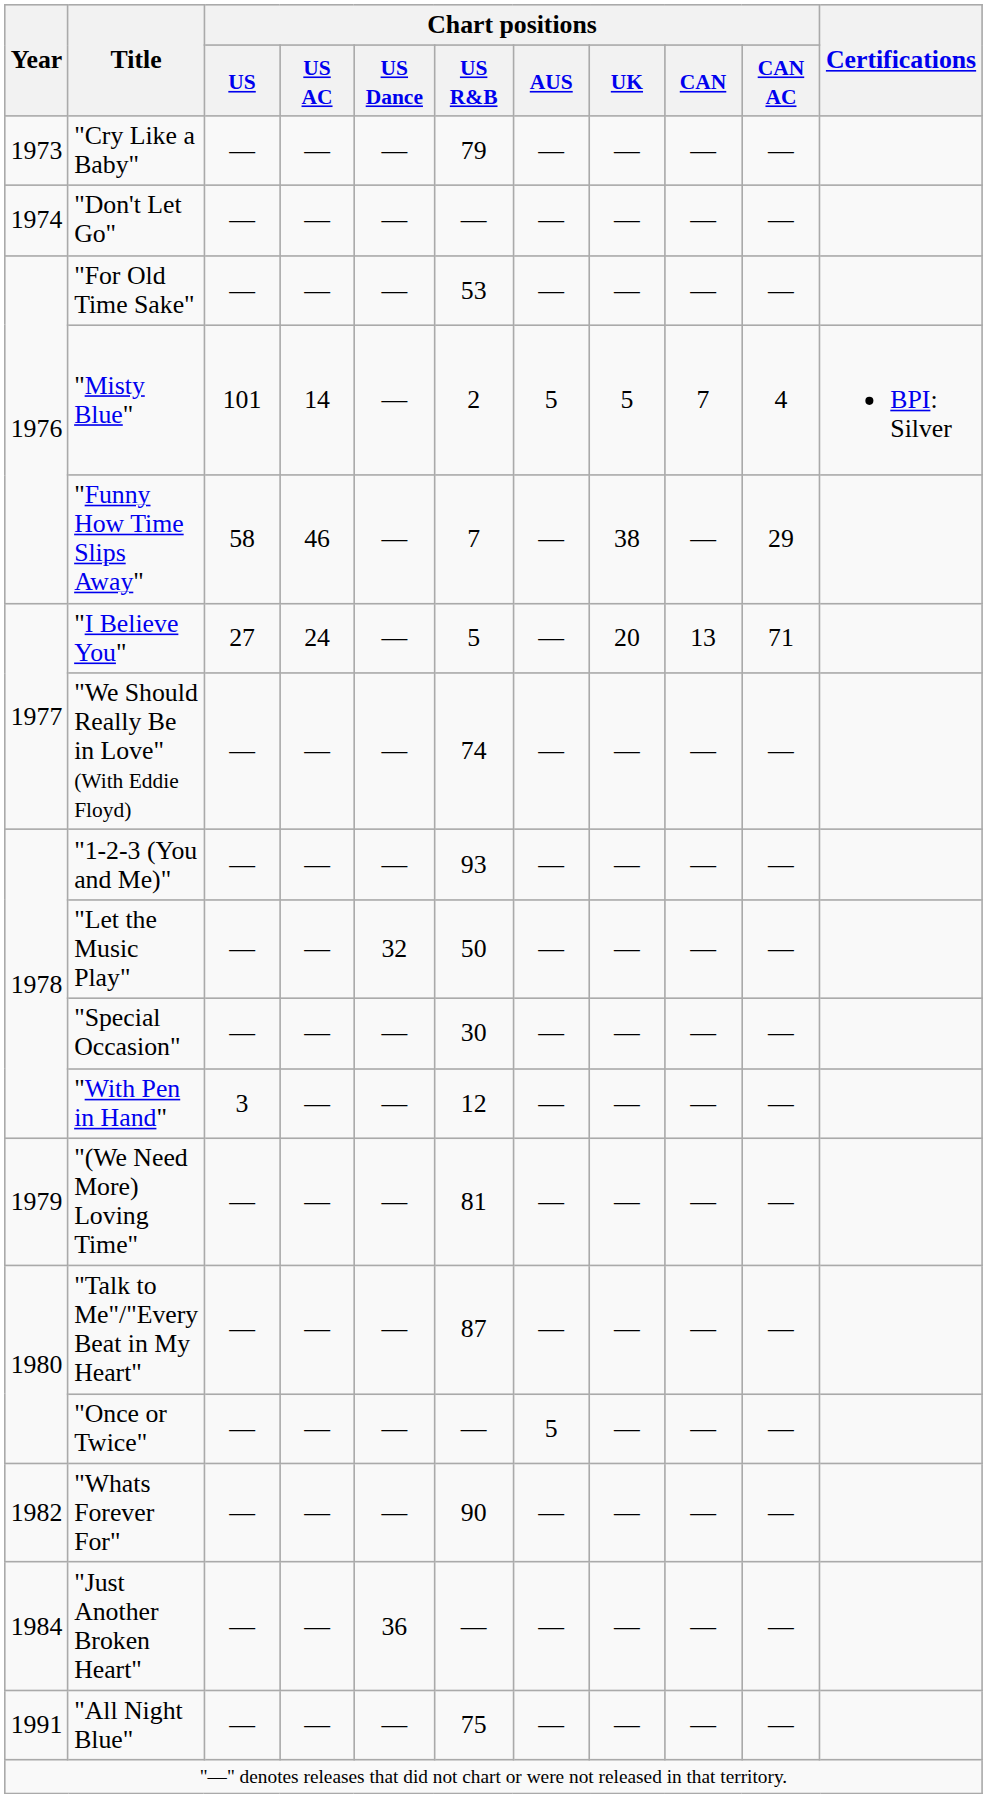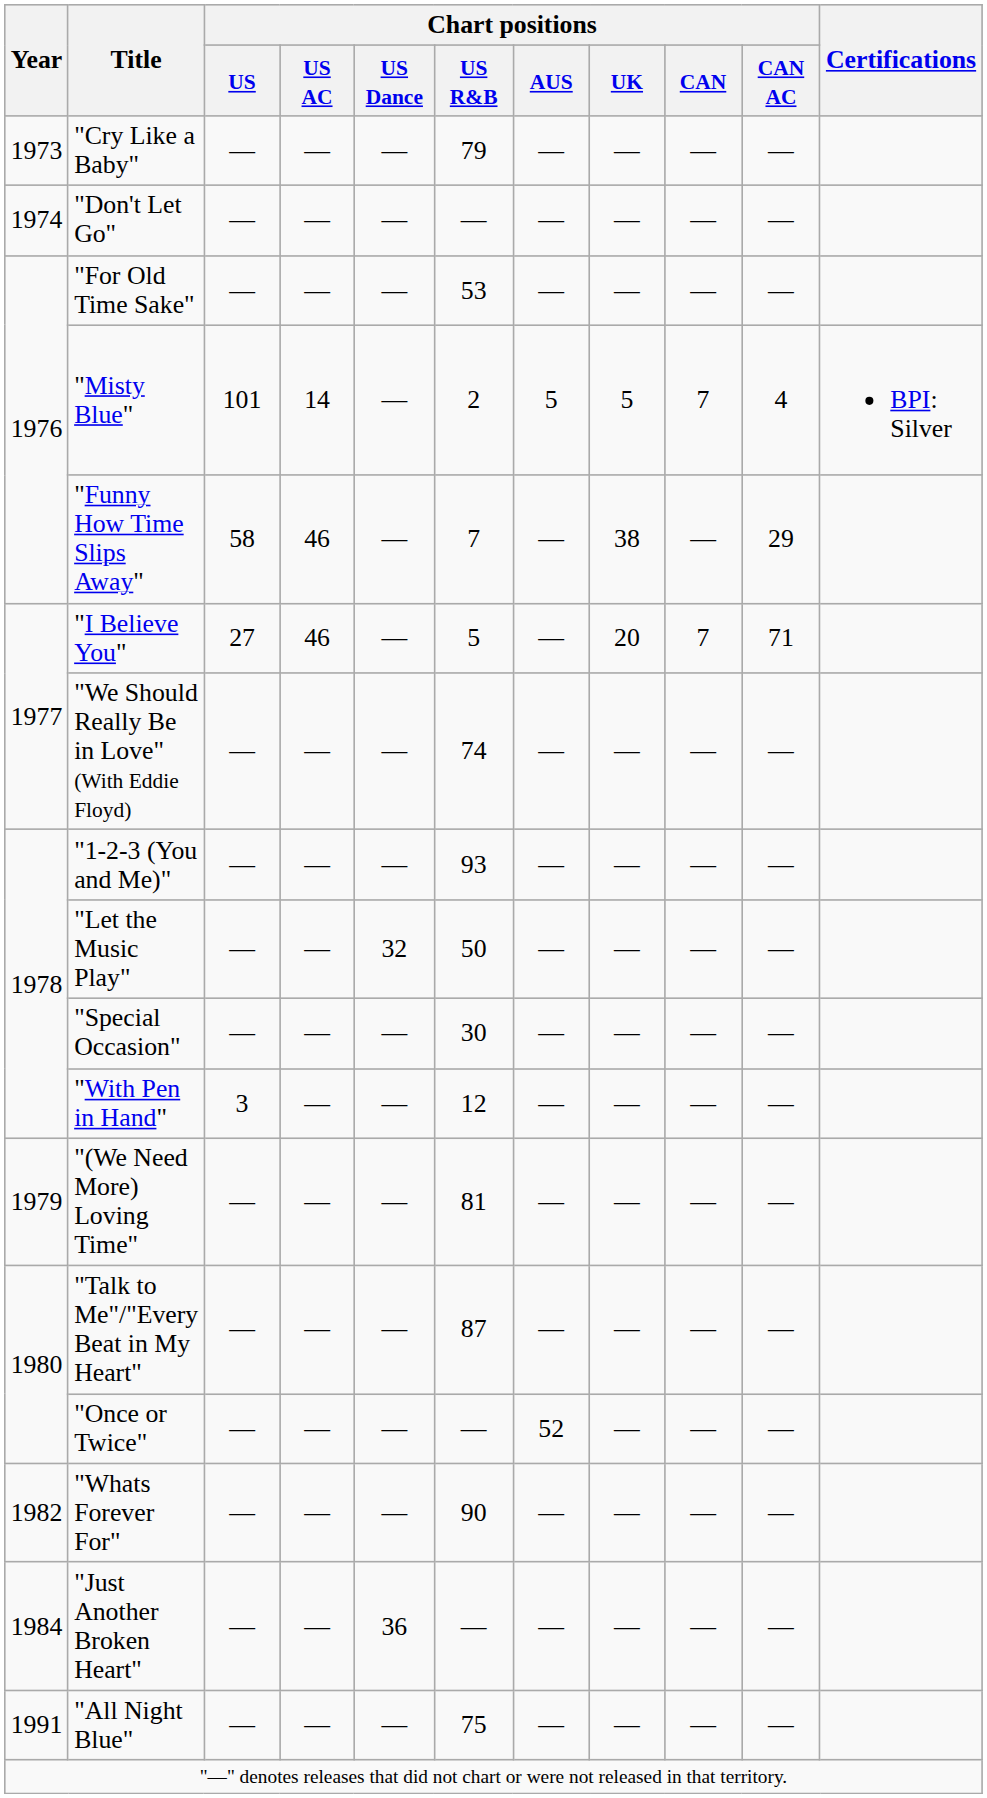(317, 637) 24 -> (317, 637) 46
(703, 637) 13 -> (703, 637) 7
(551, 1428) 5 -> (551, 1428) 52
